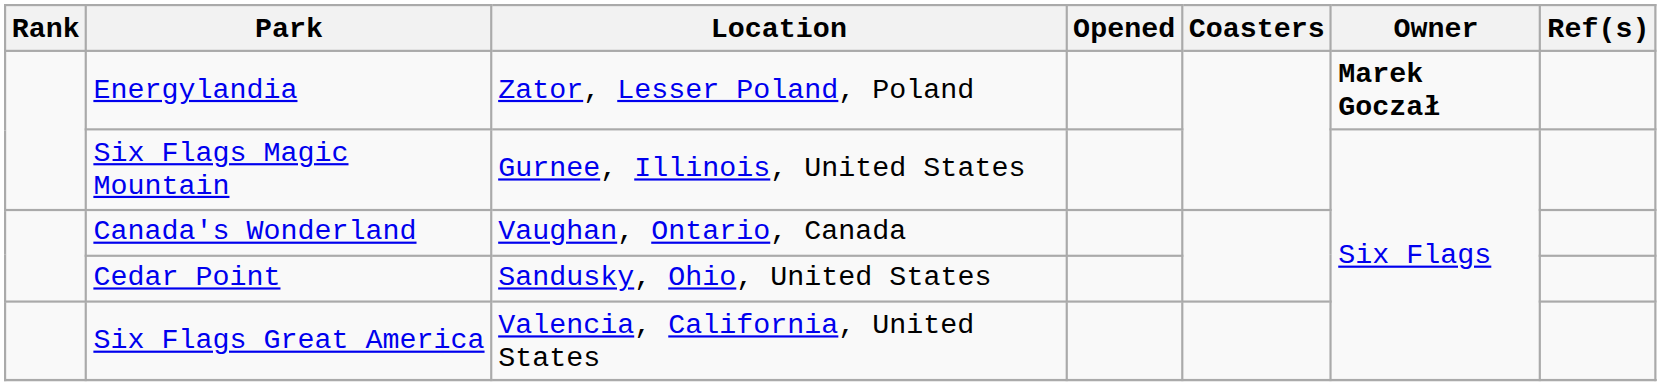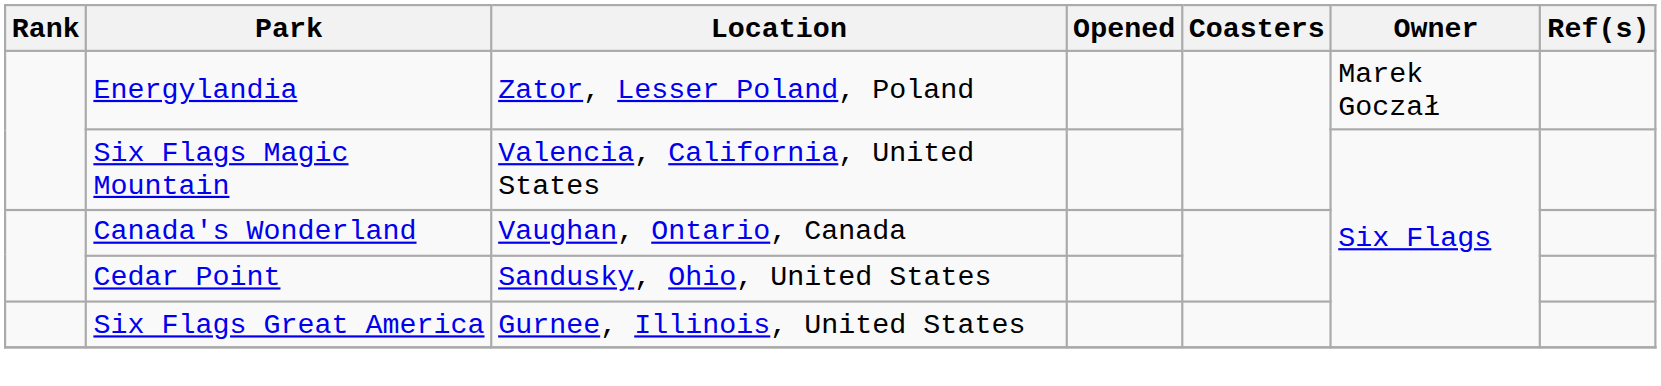(1389, 91) bold -> (1389, 91) normal
(762, 170) Gurnee, Illinois, United States -> (736, 170) Valencia, California, United States
(736, 341) Valencia, California, United States -> (762, 325) Gurnee, Illinois, United States
